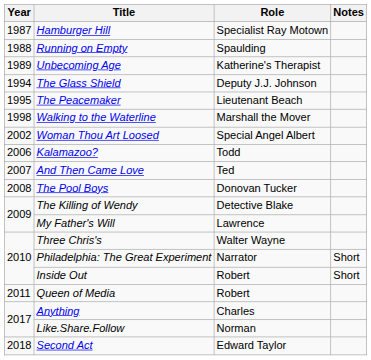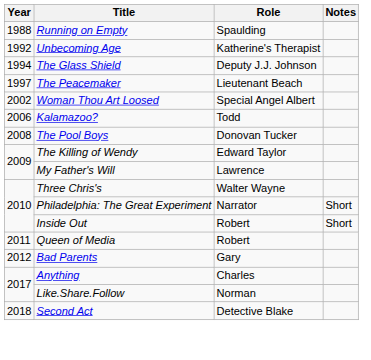- row: (73, 30)
(19, 65) 1989 -> (19, 48) 1992
(19, 100) 1995 -> (19, 83) 1997
- row: (96, 118)
- row: (90, 170)
(255, 205) Detective Blake -> (251, 153) Edward Taylor
+ row: (67, 258)
(251, 345) Edward Taylor -> (255, 310) Detective Blake
